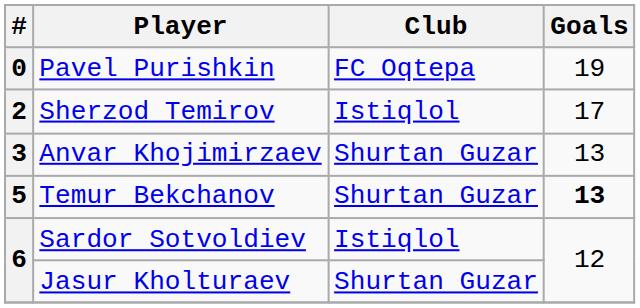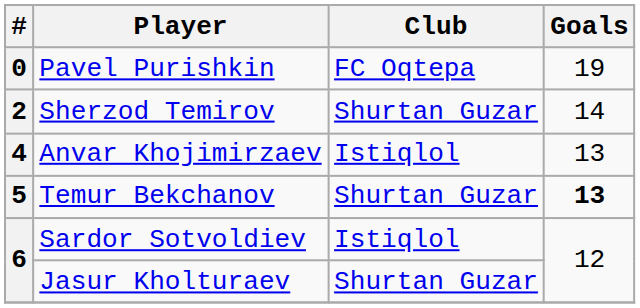(397, 111) Istiqlol -> (436, 111) Shurtan Guzar
(590, 111) 17 -> (590, 111) 14
(19, 154) 3 -> (19, 154) 4
(436, 154) Shurtan Guzar -> (397, 154) Istiqlol
